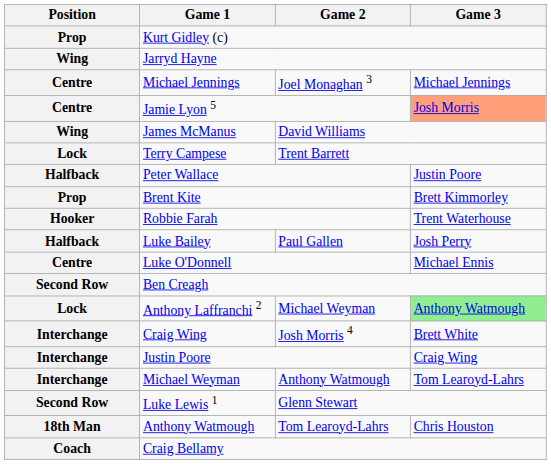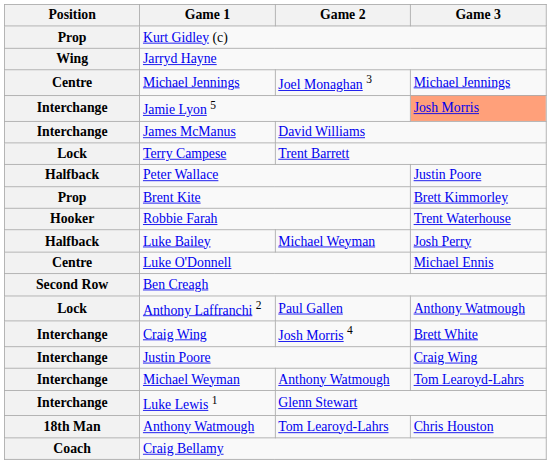(72, 108) Centre -> (72, 108) Interchange
(72, 131) Wing -> (72, 131) Interchange
(311, 241) Paul Gallen -> (327, 241) Michael Weyman
(327, 308) Michael Weyman -> (311, 308) Paul Gallen
(469, 308) lightgreen background -> (469, 308) no background
(72, 403) Second Row -> (72, 403) Interchange
